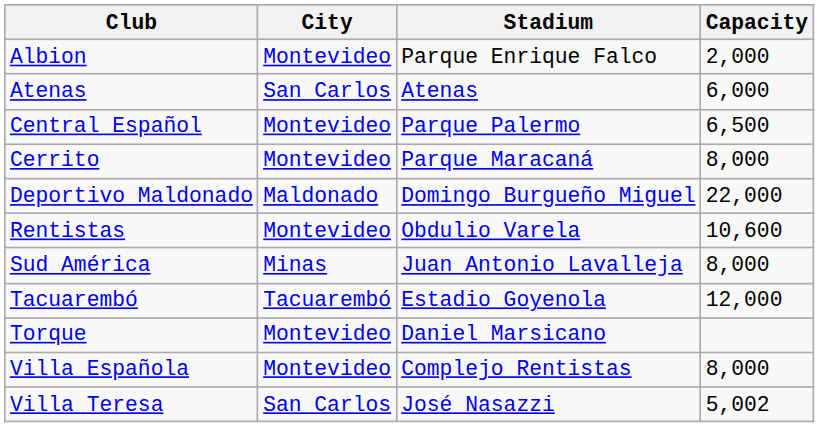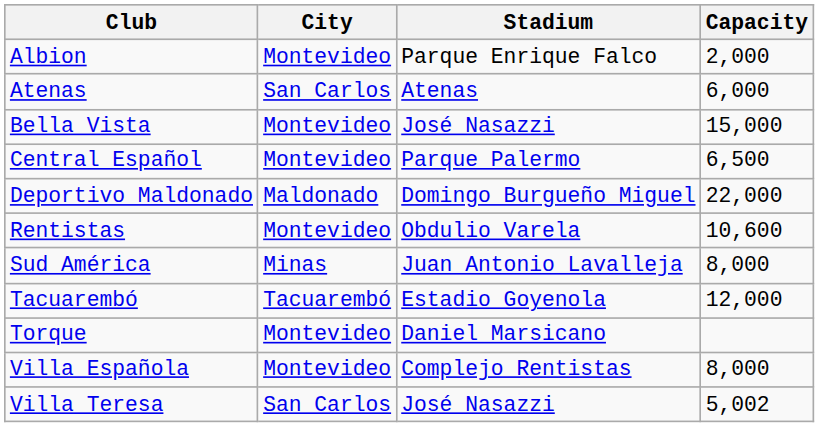+ row: (80, 126)
- row: (55, 161)
